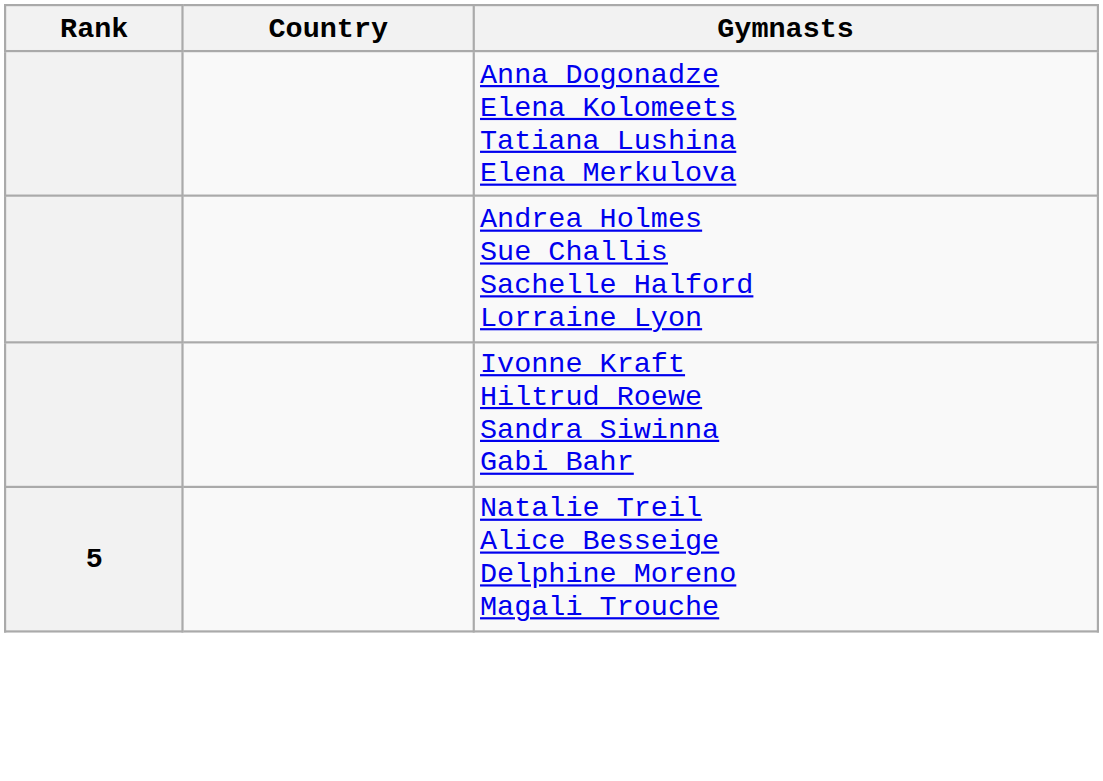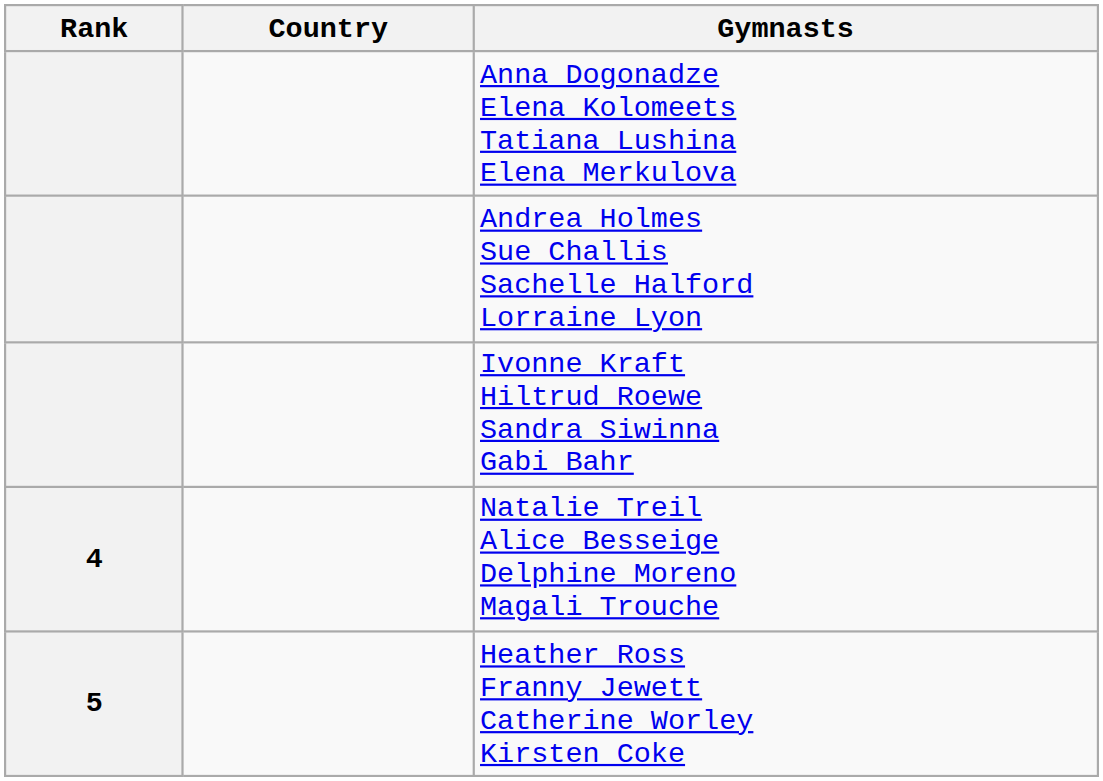(94, 559) 5 -> (94, 559) 4
+ row: (617, 704)
